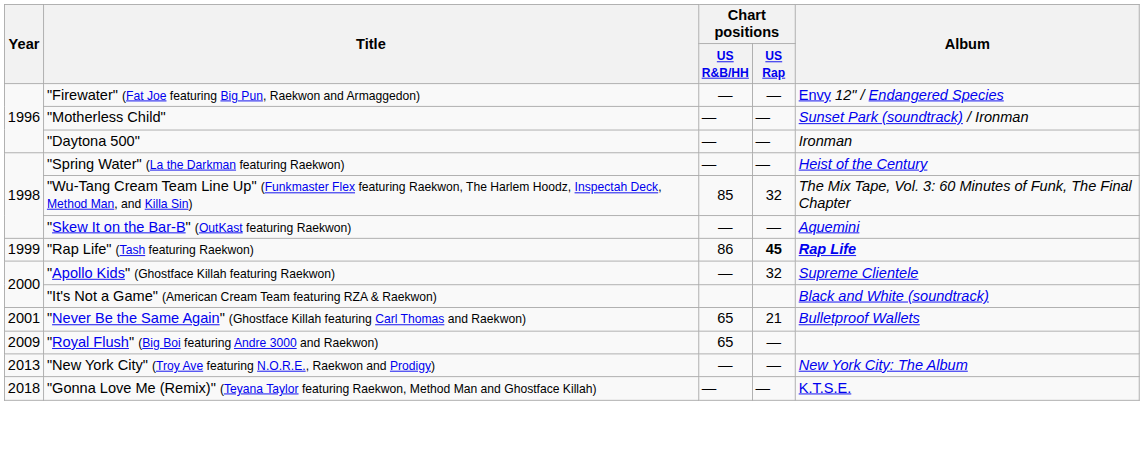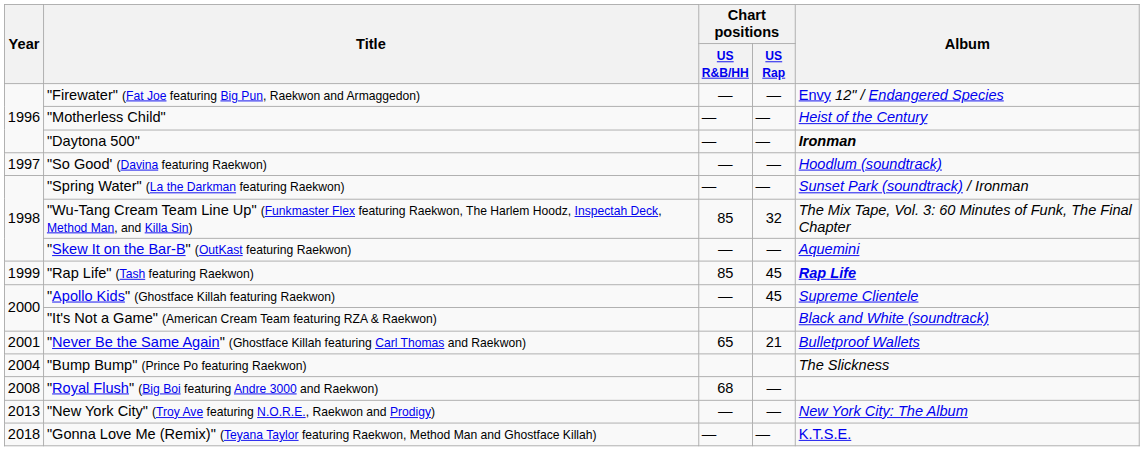(914, 118) Sunset Park (soundtrack) / Ironman -> (863, 118) Heist of the Century
(825, 141) normal -> (827, 141) bold
+ row: (157, 164)
(863, 164) Heist of the Century -> (914, 187) Sunset Park (soundtrack) / Ironman
(725, 249) 86 -> (725, 273) 85
(774, 249) bold -> (774, 273) normal
(774, 273) 32 -> (774, 296) 45
+ row: (177, 365)
(24, 342) 2009 -> (24, 388) 2008
(725, 342) 65 -> (725, 388) 68
